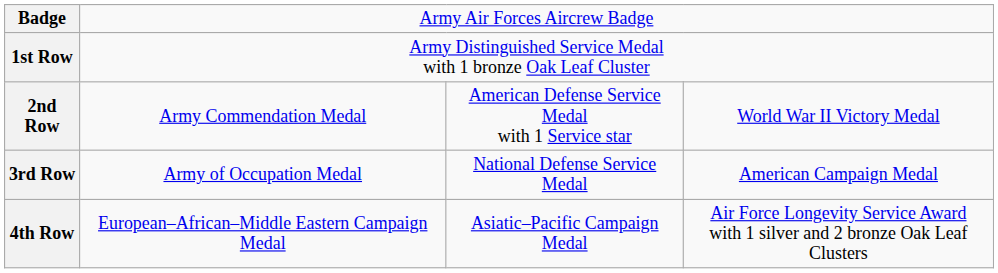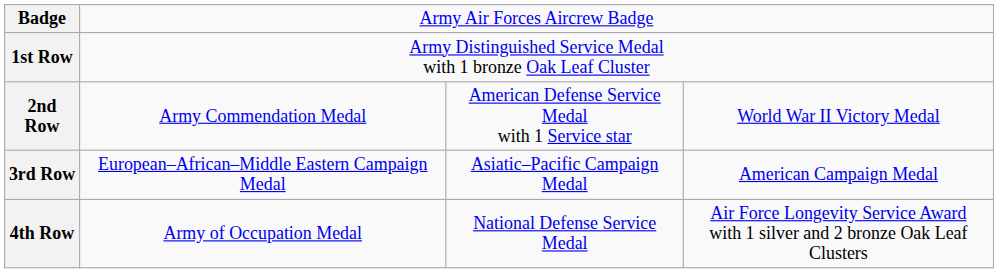(263, 174) Army of Occupation Medal -> (263, 174) European–African–Middle Eastern Campaign Medal
(565, 174) National Defense Service Medal -> (565, 174) Asiatic–Pacific Campaign Medal
(263, 233) European–African–Middle Eastern Campaign Medal -> (263, 233) Army of Occupation Medal
(565, 233) Asiatic–Pacific Campaign Medal -> (565, 233) National Defense Service Medal
